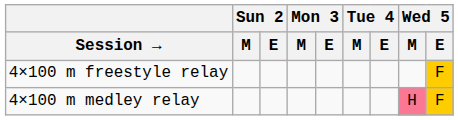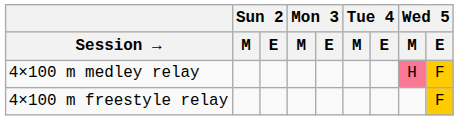rows swapped: (119, 73) <-> (104, 101)
